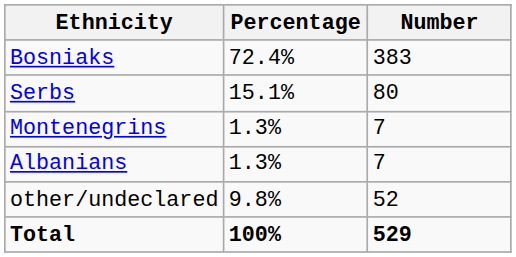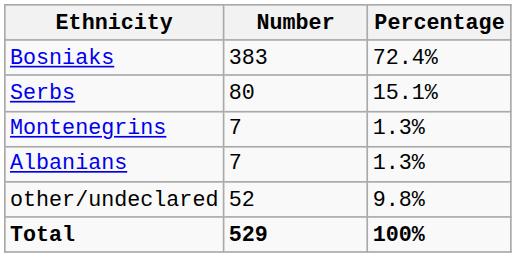columns swapped: (440, 23) <-> (296, 23)
